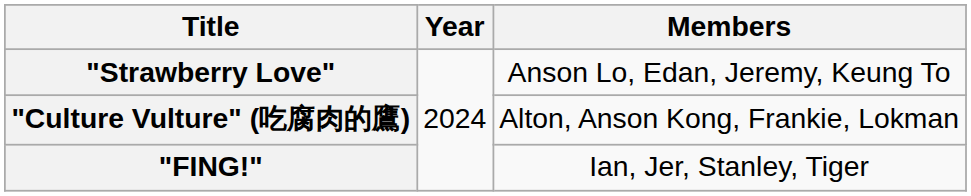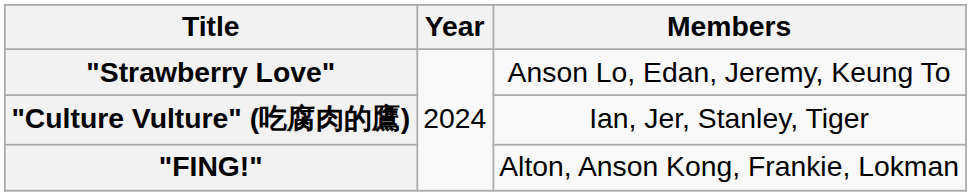(729, 119) Alton, Anson Kong, Frankie, Lokman -> (729, 119) Ian, Jer, Stanley, Tiger
(729, 167) Ian, Jer, Stanley, Tiger -> (729, 167) Alton, Anson Kong, Frankie, Lokman
